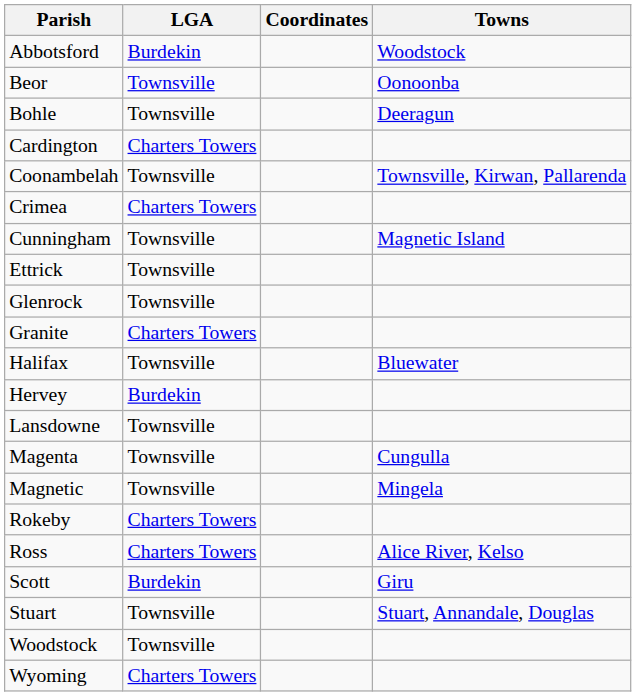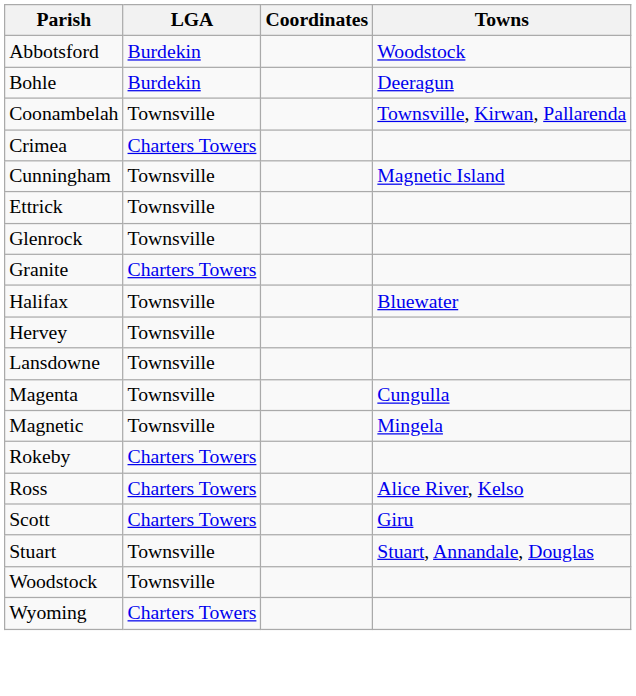- row: (28, 82)
(171, 113) Townsville -> (164, 82) Burdekin
- row: (53, 144)
(164, 394) Burdekin -> (171, 332) Townsville
(164, 581) Burdekin -> (192, 519) Charters Towers
